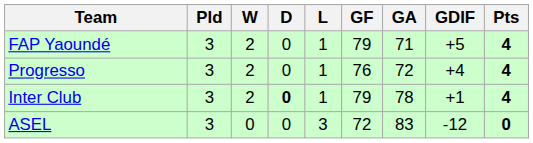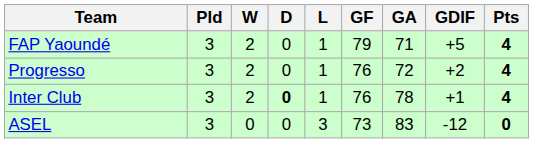(455, 71) +4 -> (455, 71) +2
(362, 97) 79 -> (362, 97) 76
(362, 124) 72 -> (362, 124) 73
